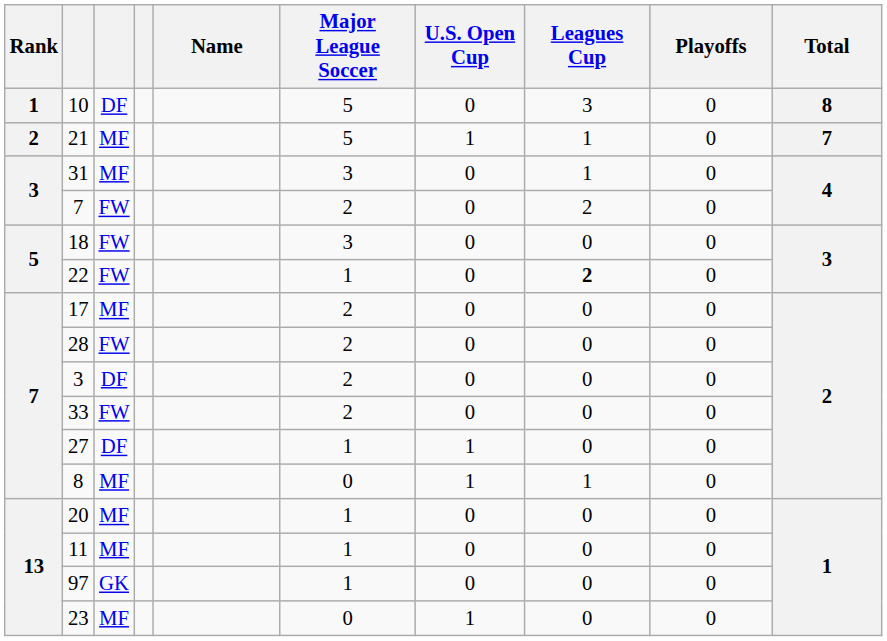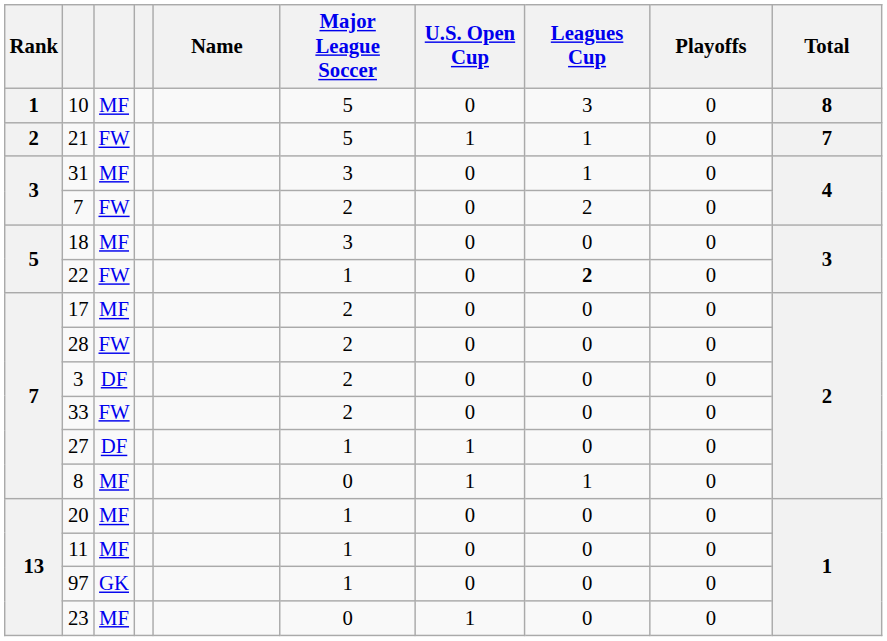(114, 105) DF -> (114, 105) MF
(114, 139) MF -> (114, 139) FW
(114, 241) FW -> (114, 241) MF
